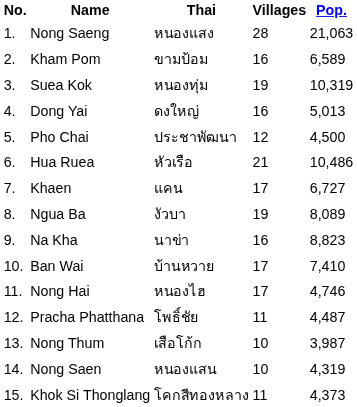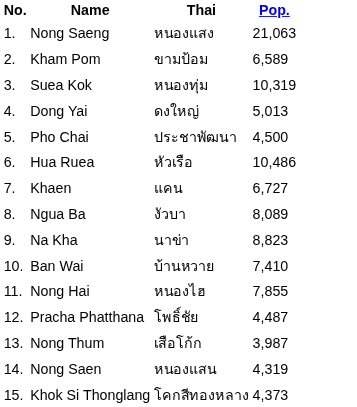- column: (279, 10)
(328, 291) 4,746 -> (270, 291) 7,855
